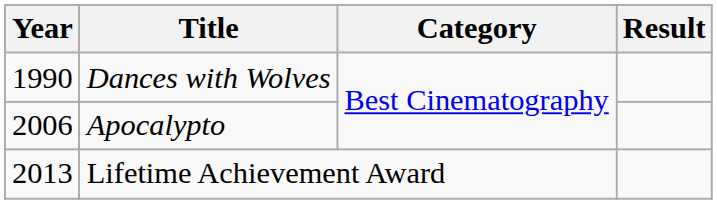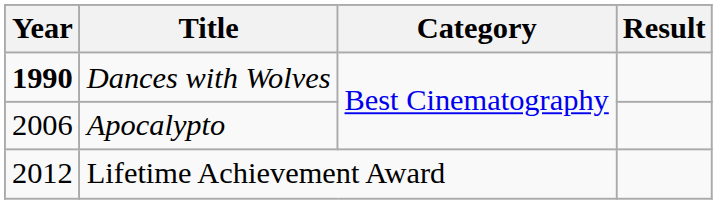(42, 76) normal -> (42, 76) bold
(42, 173) 2013 -> (42, 173) 2012
